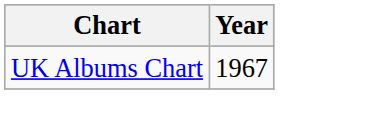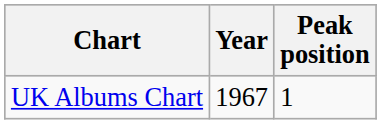+ column: (325, 40)
